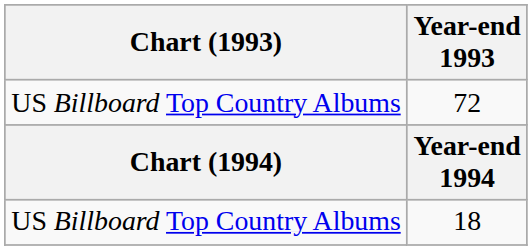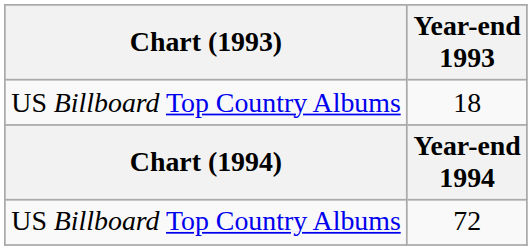rows swapped: (467, 102) <-> (467, 221)
